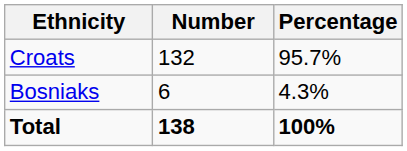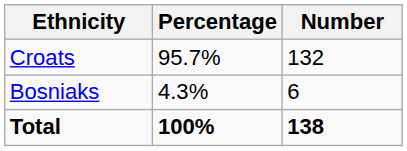columns swapped: (213, 22) <-> (338, 22)
